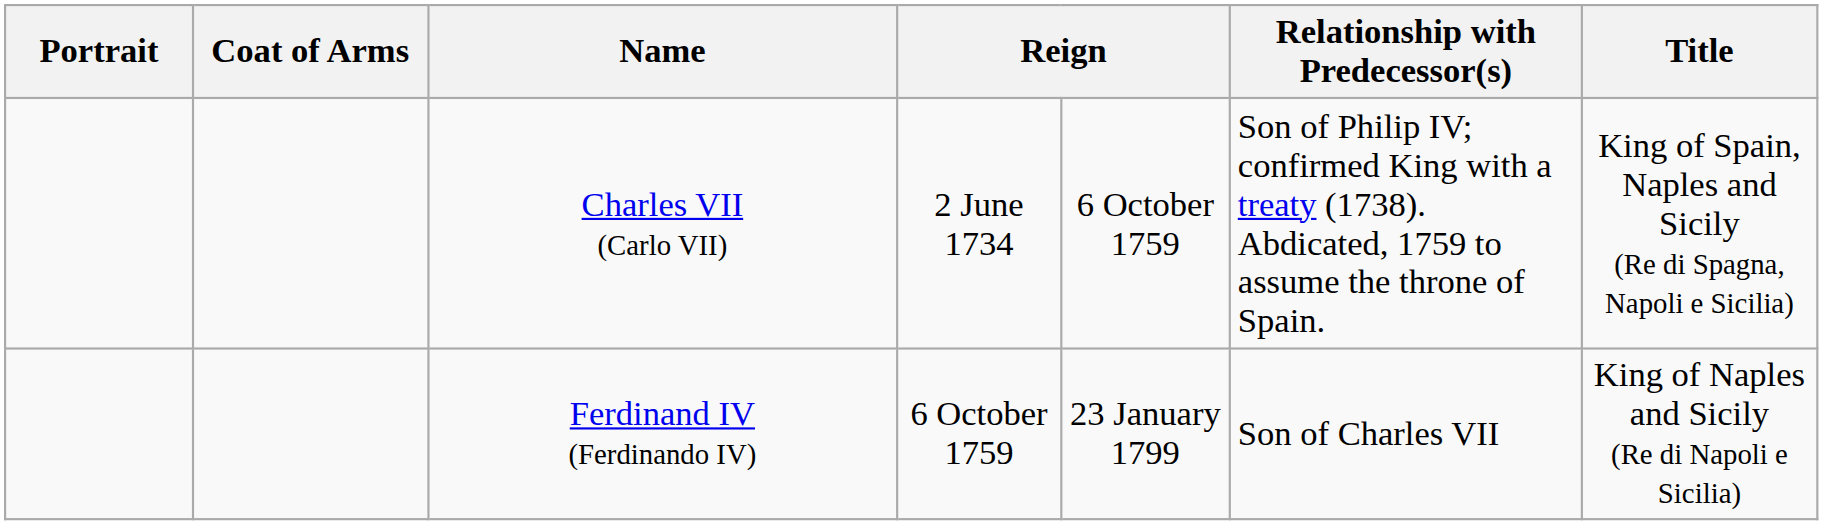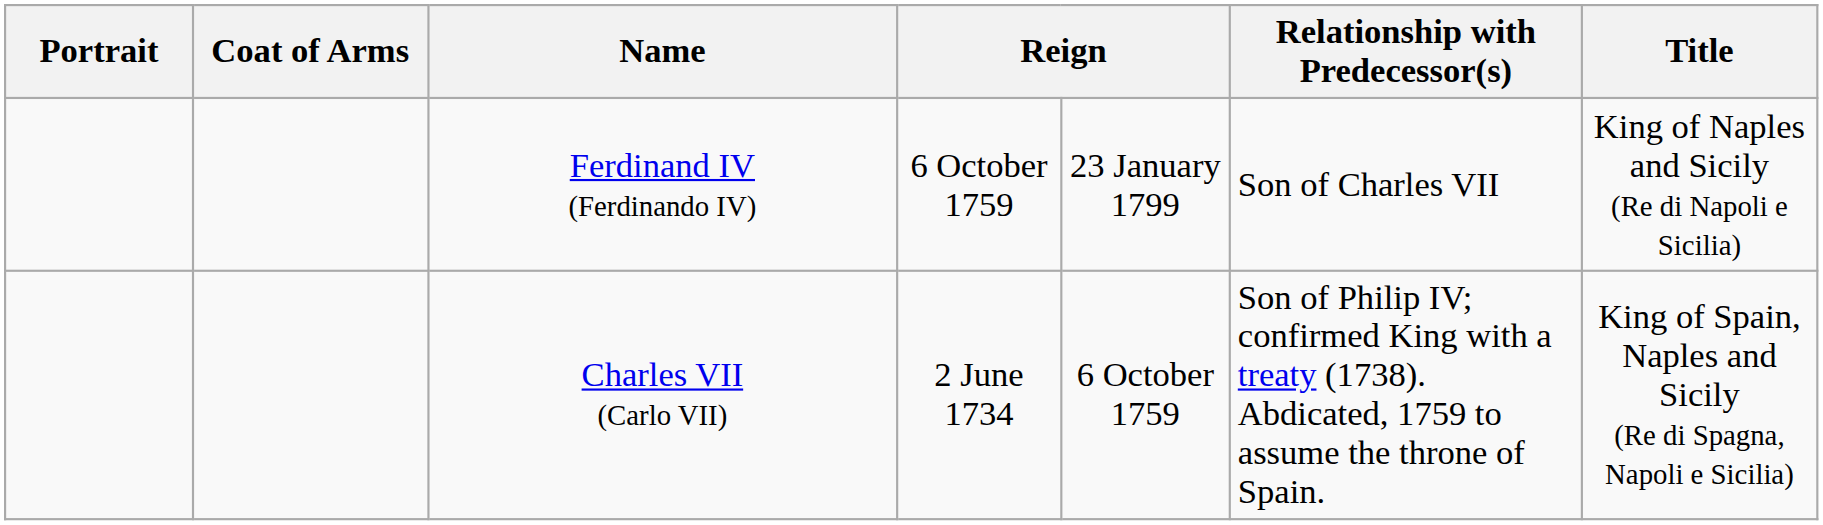rows swapped: (662, 222) <-> (662, 433)
